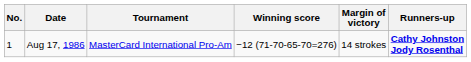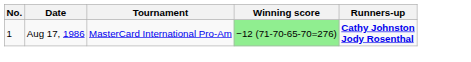- column: (364, 18)
(287, 44) no background -> (287, 33) lightgreen background
